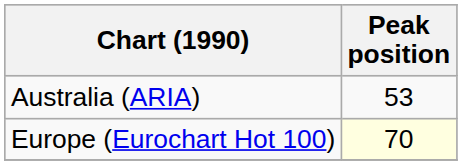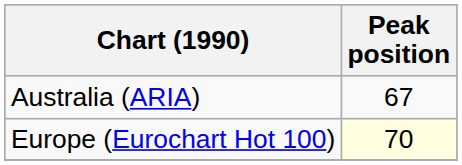(399, 97) 53 -> (399, 97) 67
